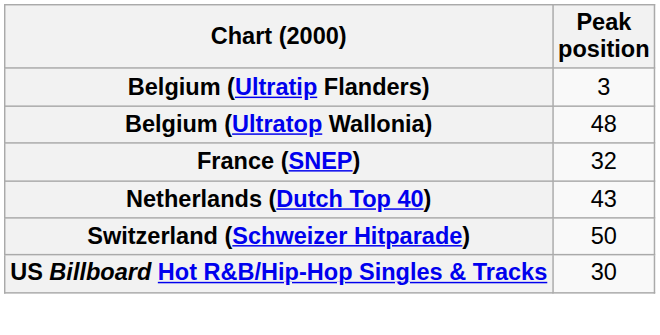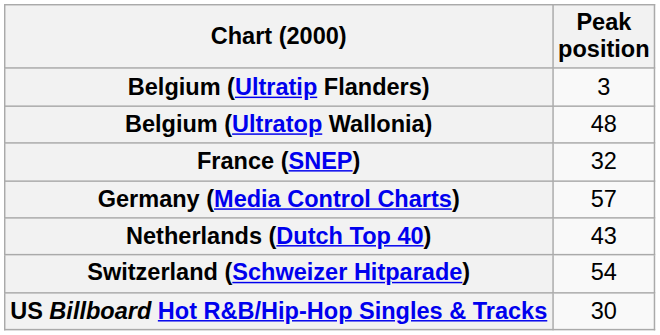+ row: (279, 198)
(604, 236) 50 -> (604, 273) 54
